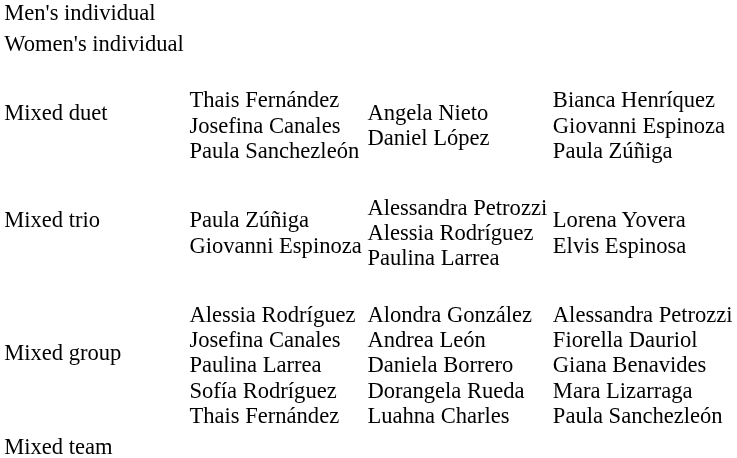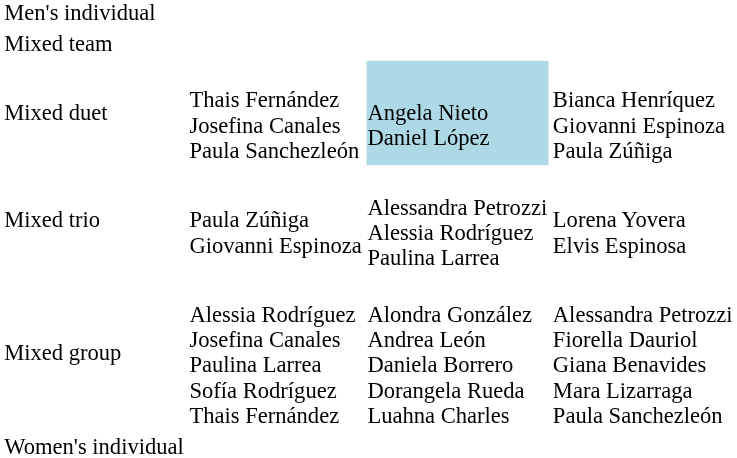rows swapped: (94, 43) <-> (58, 446)
(428, 125) no background -> (428, 125) lightblue background
